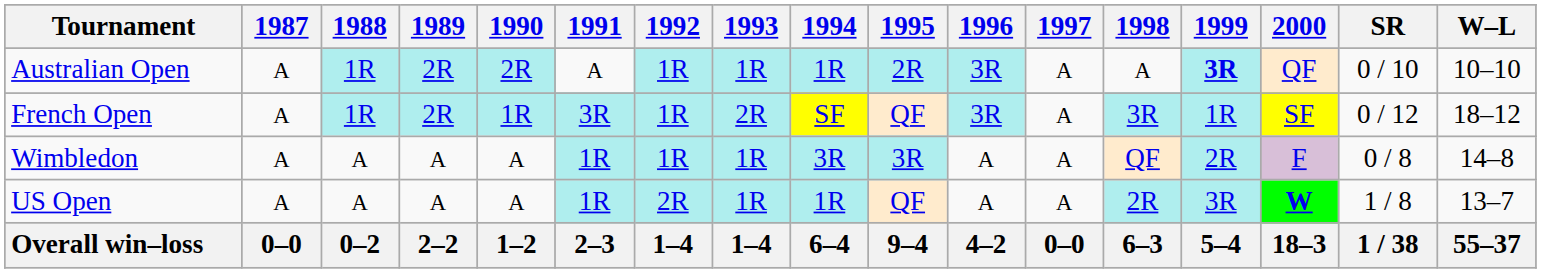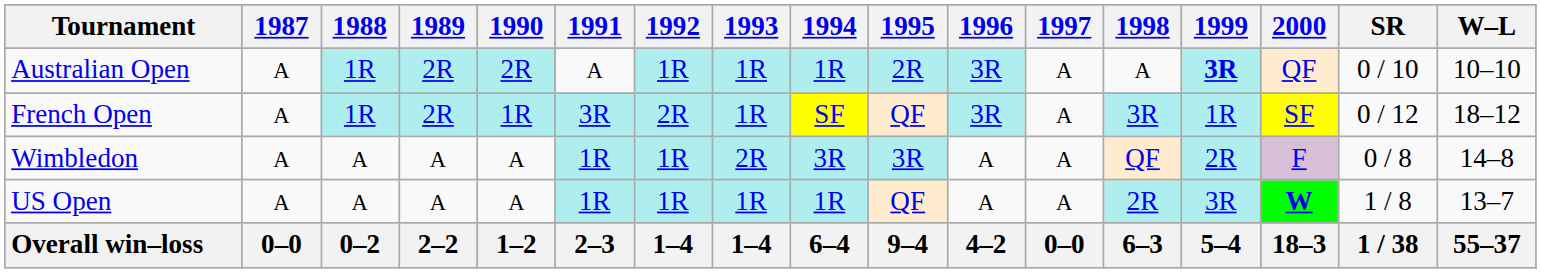(673, 113) 1R -> (673, 113) 2R
(751, 113) 2R -> (751, 113) 1R
(751, 157) 1R -> (751, 157) 2R
(673, 200) 2R -> (673, 200) 1R
